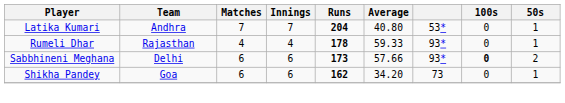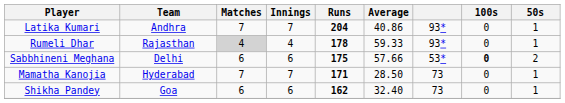(388, 28) 40.80 -> (388, 28) 40.86
(437, 28) 53* -> (437, 28) 93*
(242, 44) no background -> (242, 44) lightgrey background
(339, 59) 173 -> (339, 59) 175
(437, 59) 93* -> (437, 59) 53*
+ row: (62, 75)
(388, 75) 34.20 -> (388, 91) 32.40
